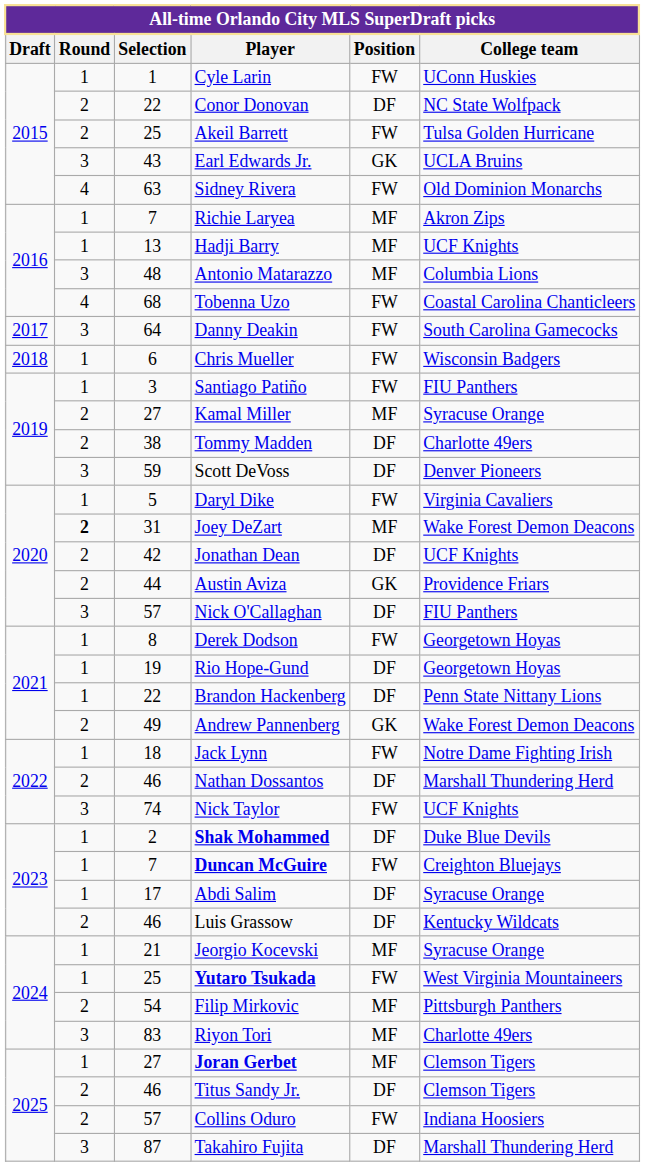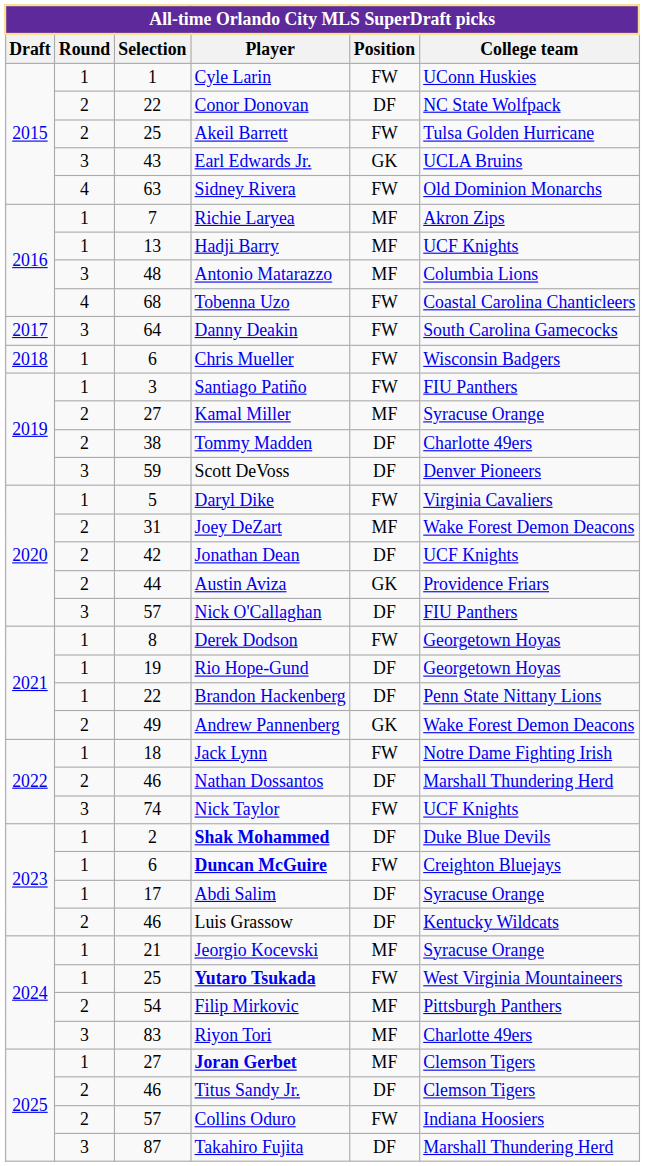(84, 527) bold -> (84, 527) normal
(152, 865) 7 -> (152, 865) 6
